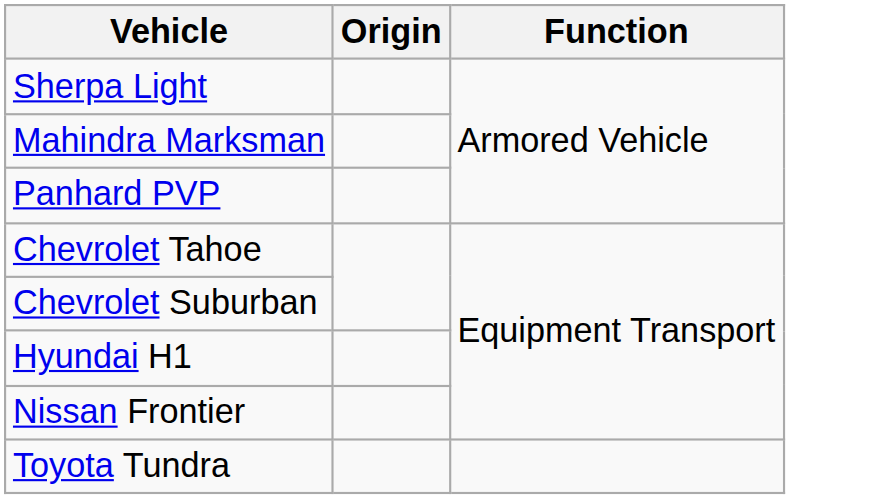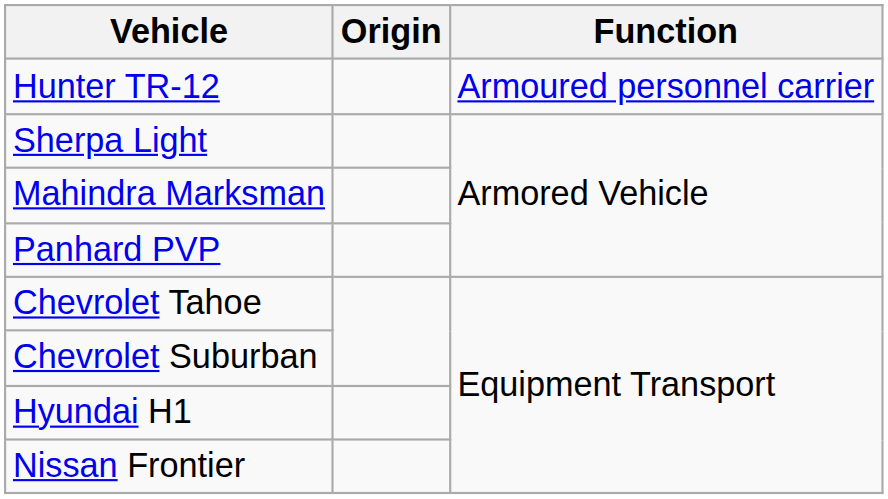+ row: (116, 85)
- row: (121, 466)
